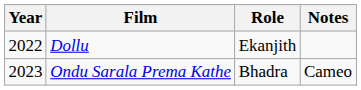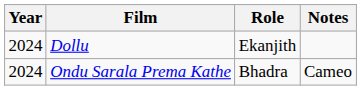(25, 44) 2022 -> (25, 44) 2024
(25, 71) 2023 -> (25, 71) 2024
